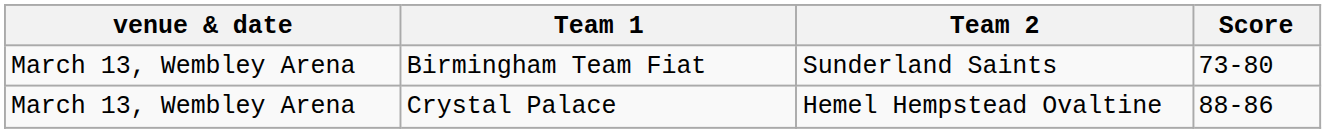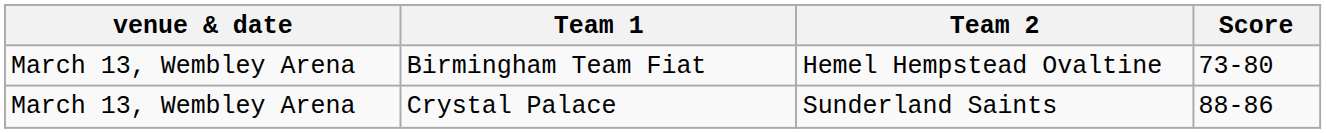(930, 66) Sunderland Saints -> (982, 66) Hemel Hempstead Ovaltine
(982, 107) Hemel Hempstead Ovaltine -> (930, 107) Sunderland Saints
